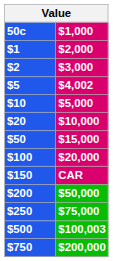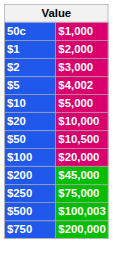(79, 139) $15,000 -> (79, 139) $10,500
- row: (20, 175)
(79, 193) $50,000 -> (79, 175) $45,000
